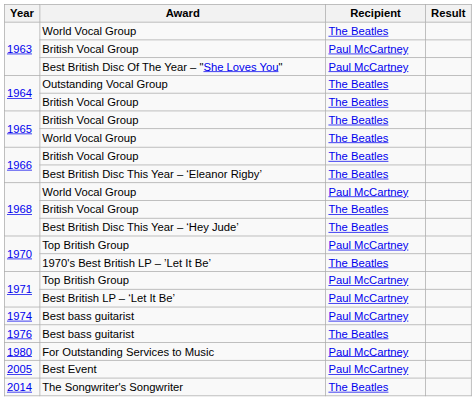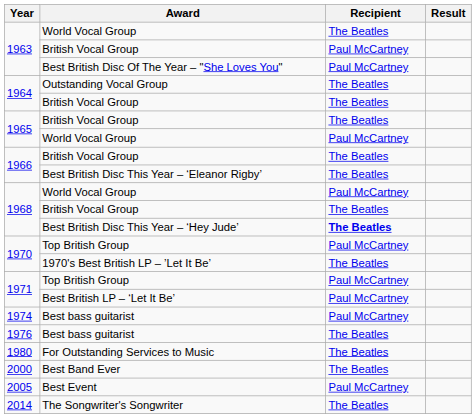(358, 138) The Beatles -> (368, 138) Paul McCartney
(358, 227) normal -> (360, 227) bold
(368, 352) Paul McCartney -> (358, 352) The Beatles
+ row: (19, 370)
